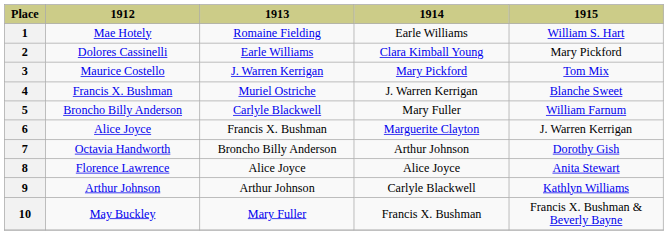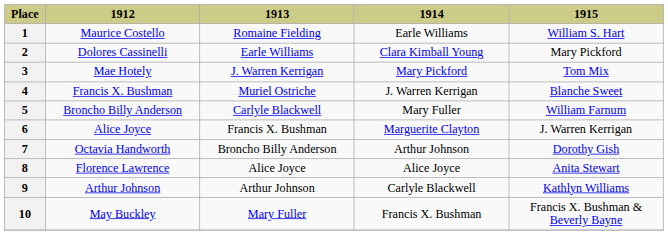(123, 33) Mae Hotely -> (123, 33) Maurice Costello
(123, 71) Maurice Costello -> (123, 71) Mae Hotely
